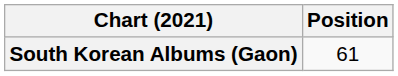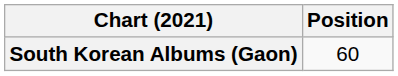(348, 53) 61 -> (348, 53) 60
